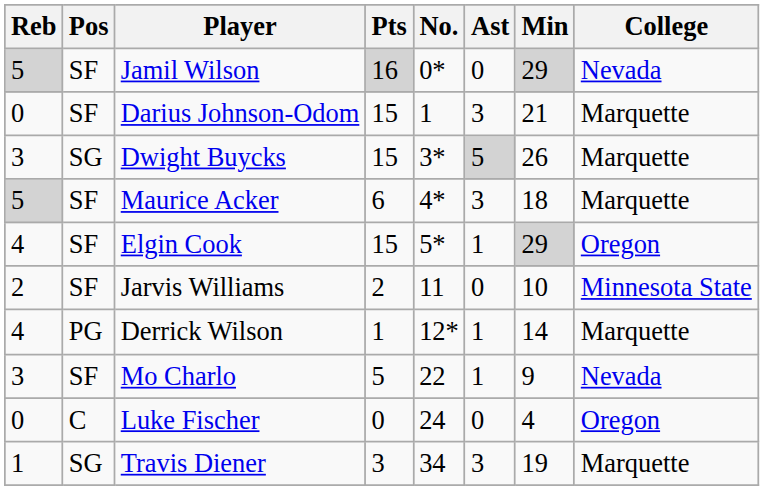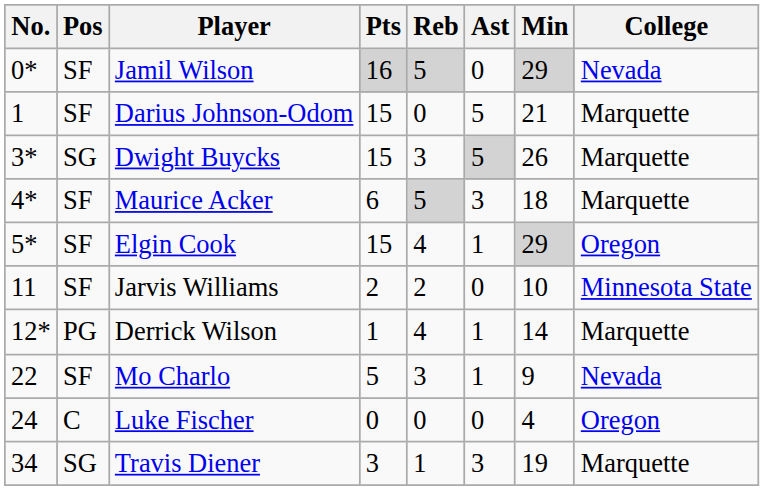columns swapped: (439, 26) <-> (34, 26)
(478, 113) 3 -> (478, 113) 5
